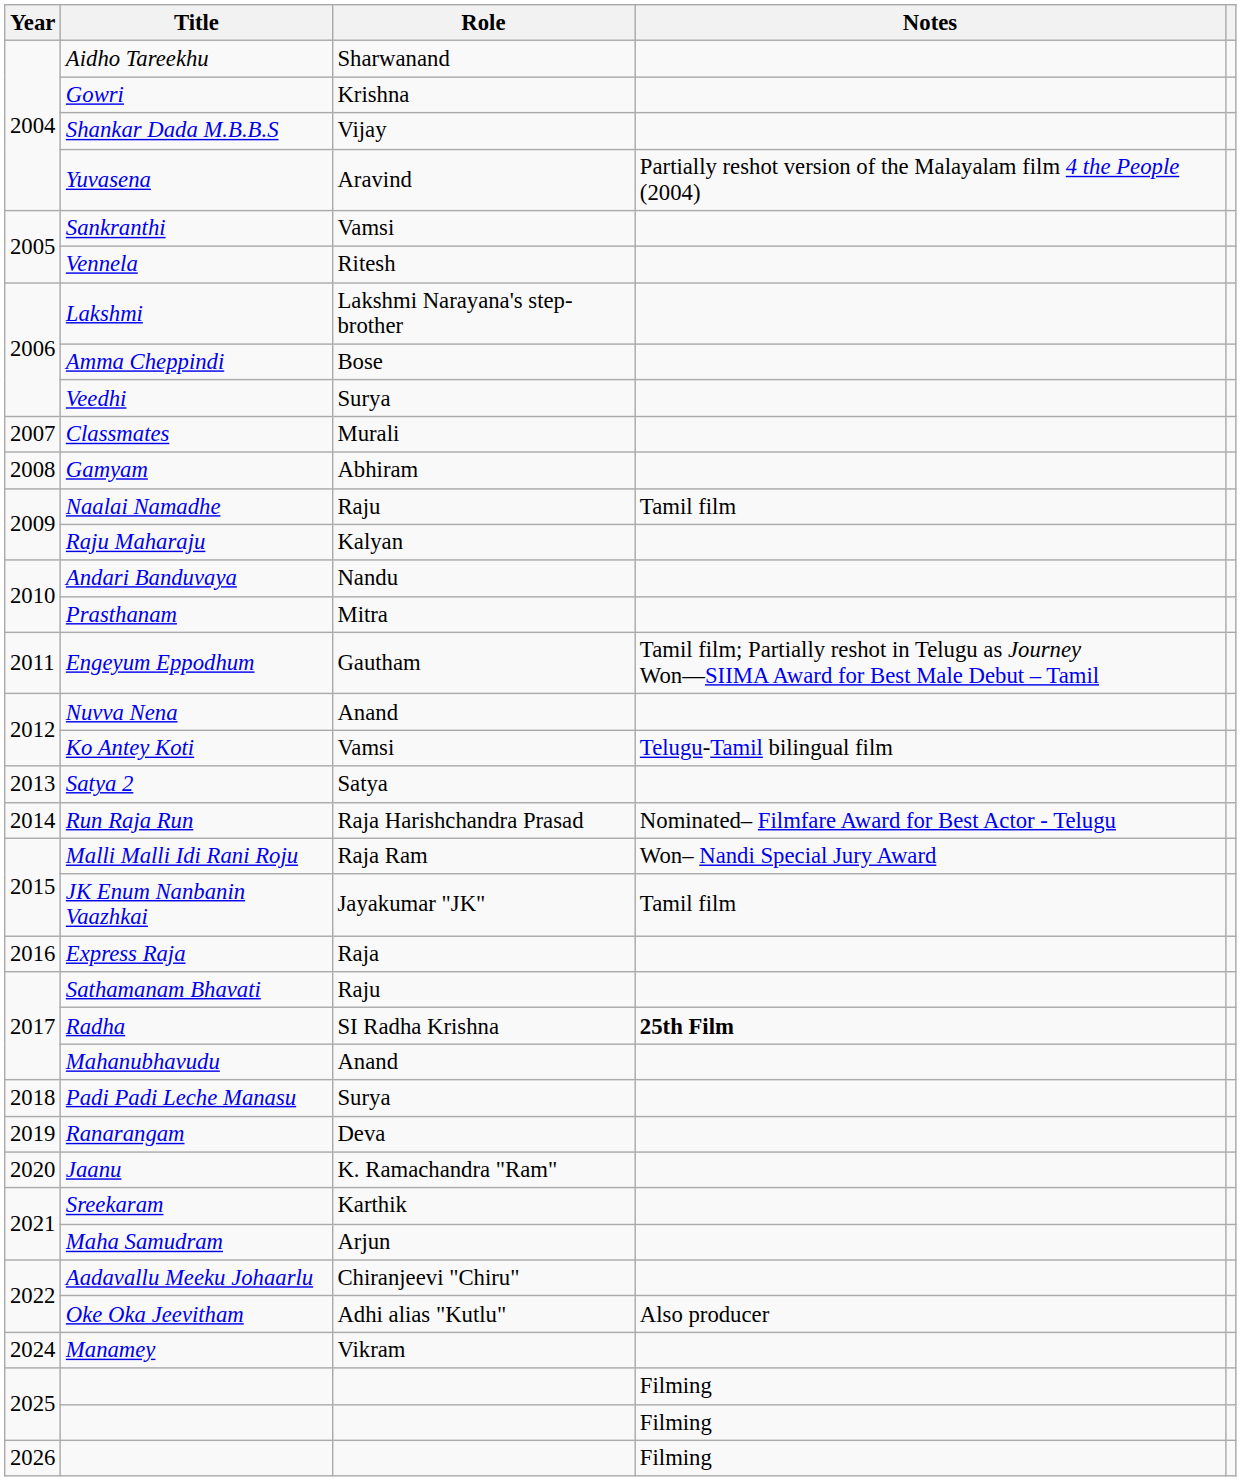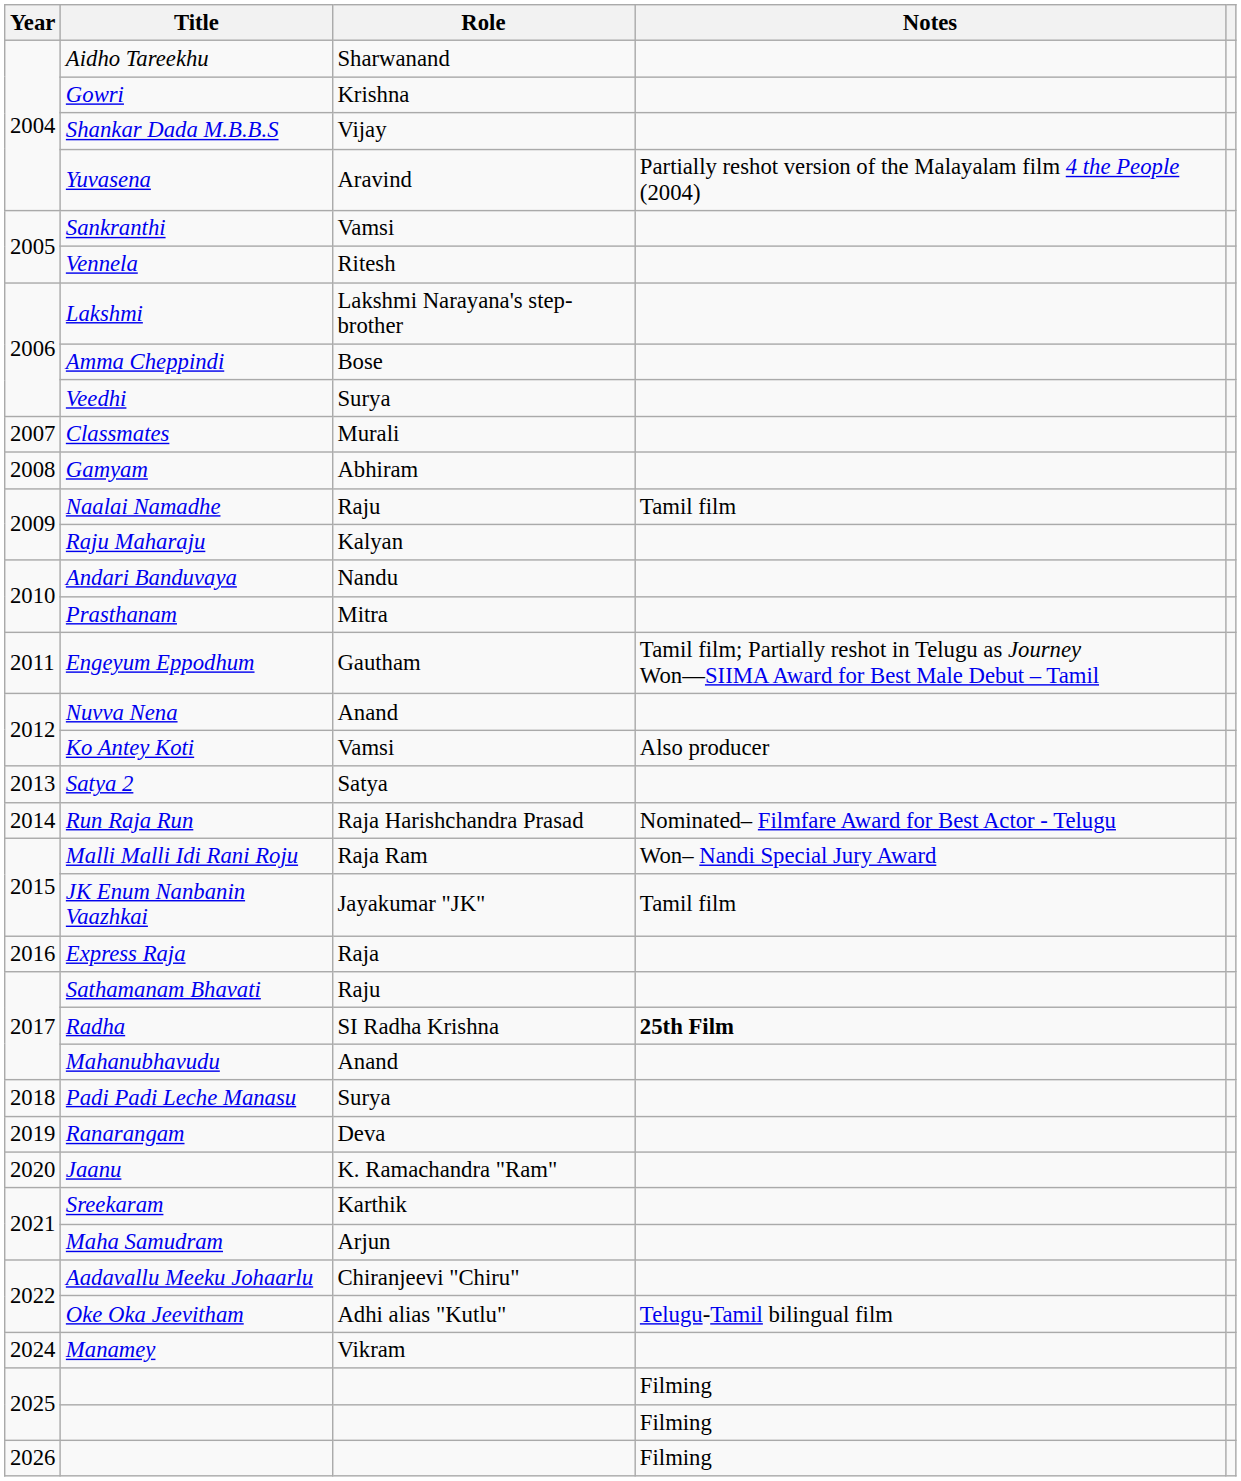(766, 747) Telugu-Tamil bilingual film -> (705, 747) Also producer
(705, 1313) Also producer -> (766, 1313) Telugu-Tamil bilingual film
